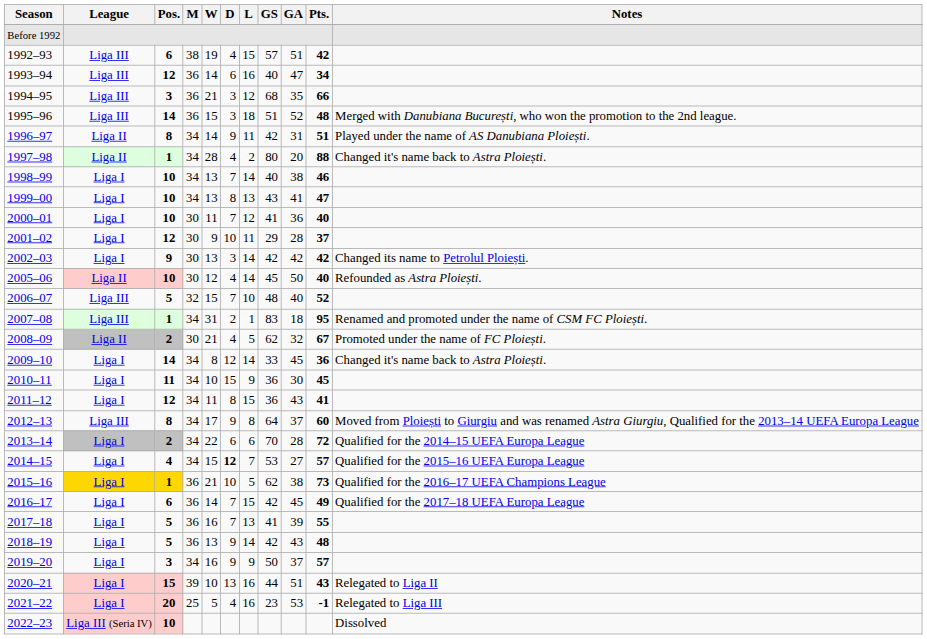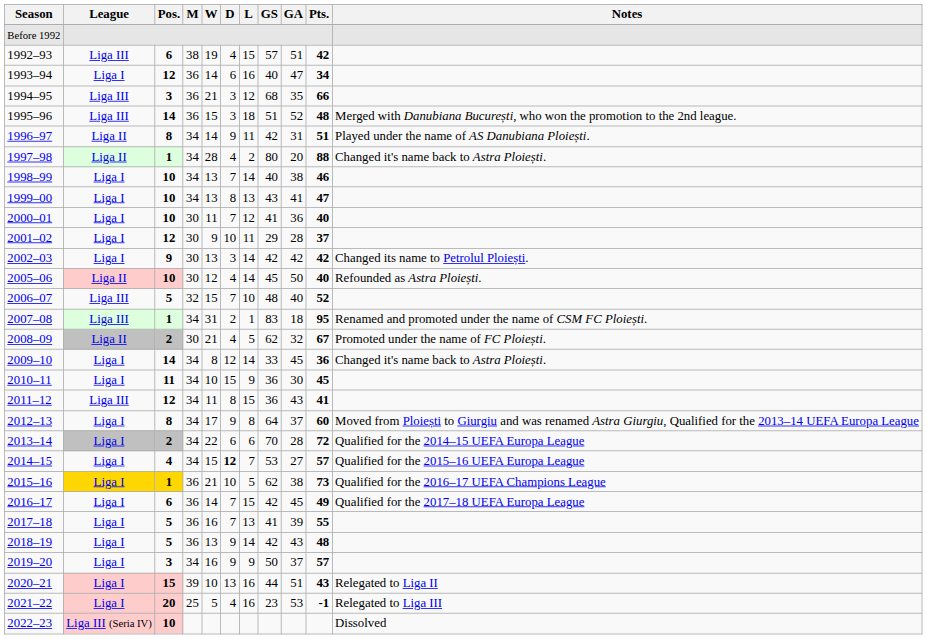(109, 75) Liga III -> (109, 75) Liga I
(109, 400) Liga I -> (109, 400) Liga III
(109, 420) Liga III -> (109, 420) Liga I
